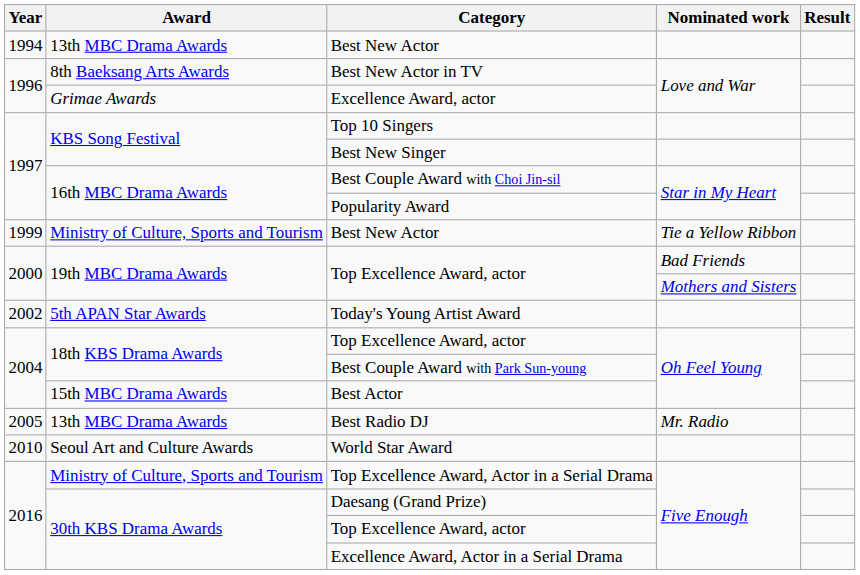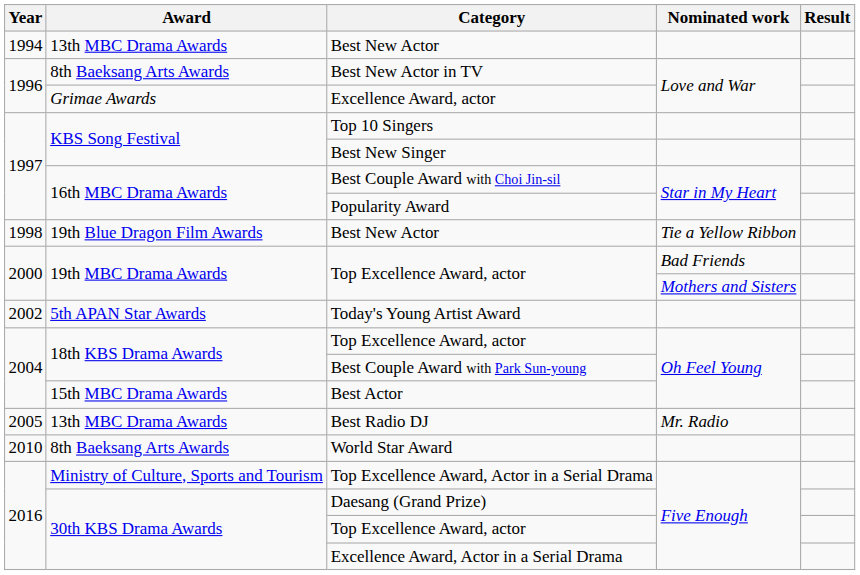(25, 233) 1999 -> (25, 233) 1998
(187, 233) Ministry of Culture, Sports and Tourism -> (156, 233) 19th Blue Dragon Film Awards
(152, 448) Seoul Art and Culture Awards -> (140, 448) 8th Baeksang Arts Awards
